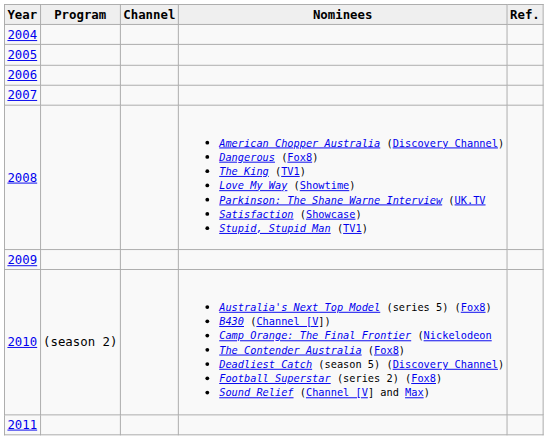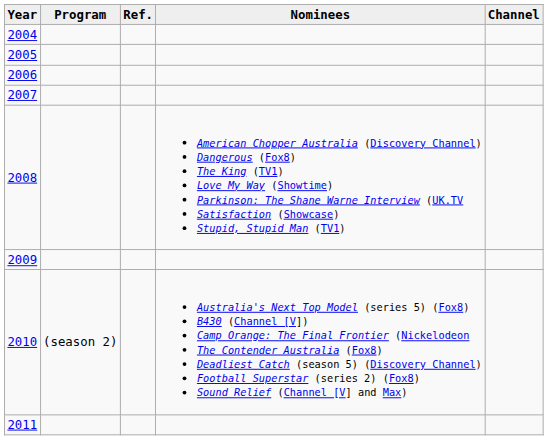columns swapped: (149, 15) <-> (525, 15)
